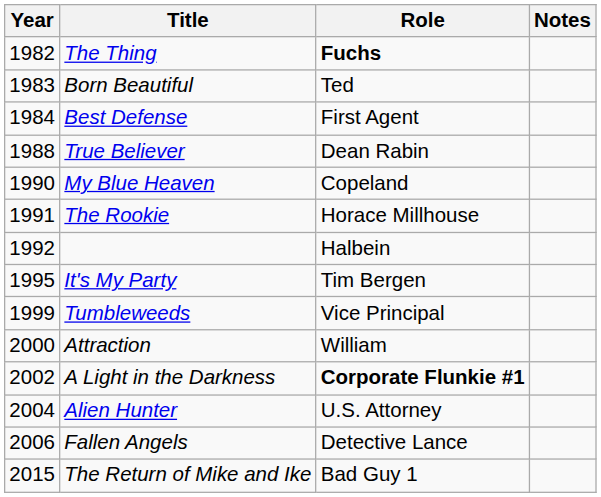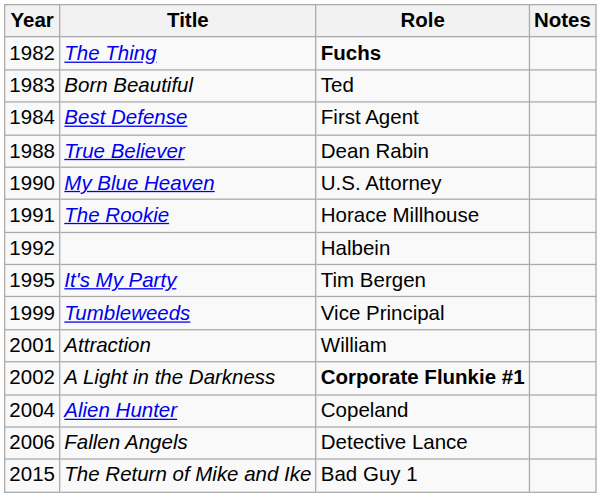(365, 183) Copeland -> (381, 183) U.S. Attorney
(32, 345) 2000 -> (32, 345) 2001
(381, 410) U.S. Attorney -> (365, 410) Copeland
